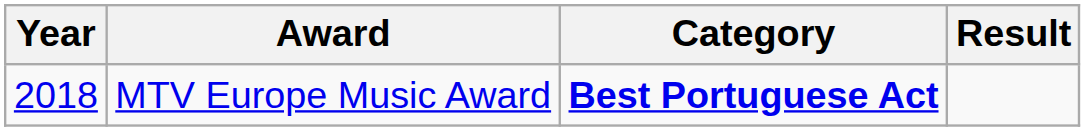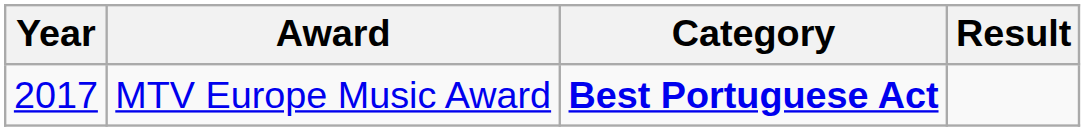(56, 94) 2018 -> (56, 94) 2017
